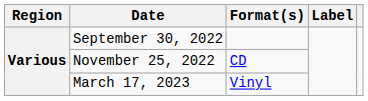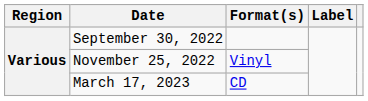(238, 61) CD -> (251, 61) Vinyl
(251, 84) Vinyl -> (238, 84) CD
